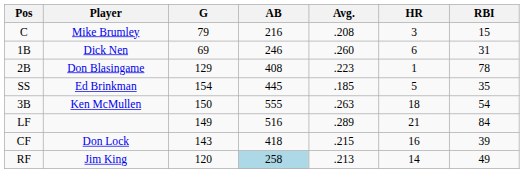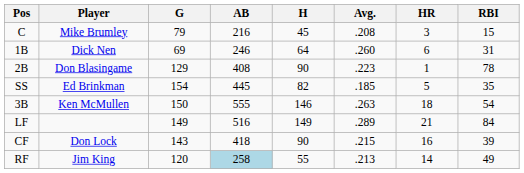+ column: (303, 13)
